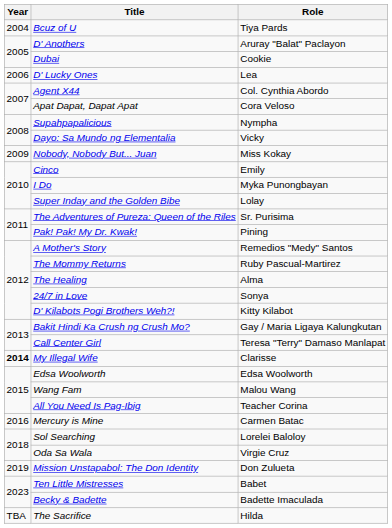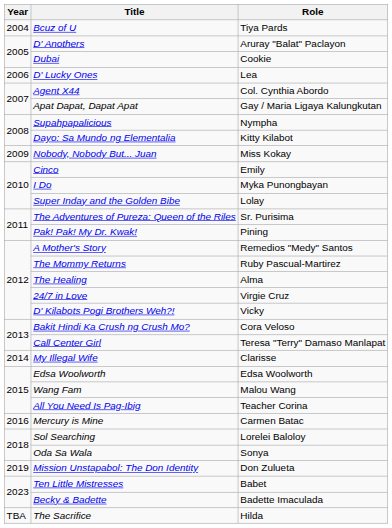(267, 106) Cora Veloso -> (311, 106) Gay / Maria Ligaya Kalungkutan
(252, 138) Vicky -> (267, 138) Kitty Kilabot
(254, 295) Sonya -> (265, 295) Virgie Cruz
(267, 311) Kitty Kilabot -> (252, 311) Vicky
(311, 327) Gay / Maria Ligaya Kalungkutan -> (267, 327) Cora Veloso
(18, 358) bold -> (18, 358) normal
(265, 452) Virgie Cruz -> (254, 452) Sonya
